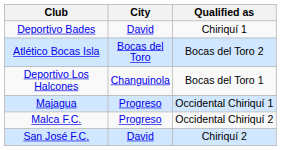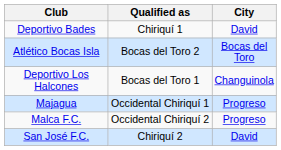columns swapped: (140, 12) <-> (224, 12)
